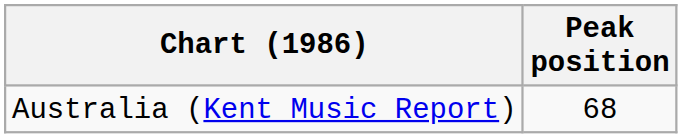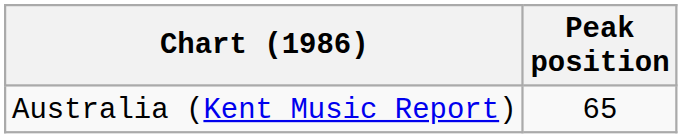(600, 109) 68 -> (600, 109) 65
